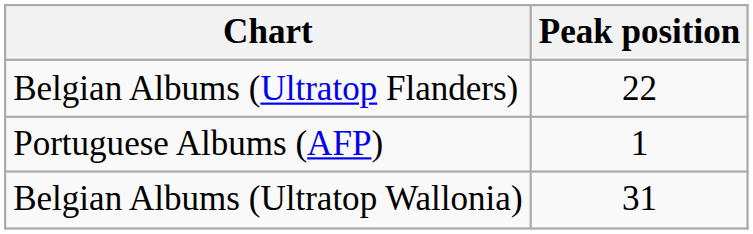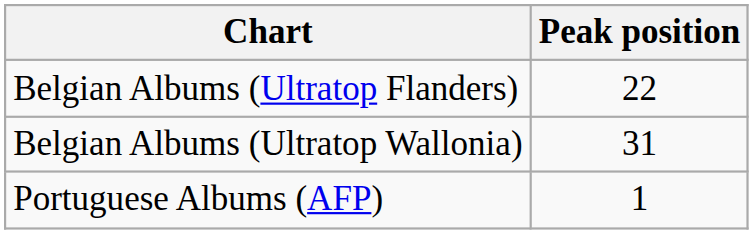rows swapped: (268, 198) <-> (198, 143)
